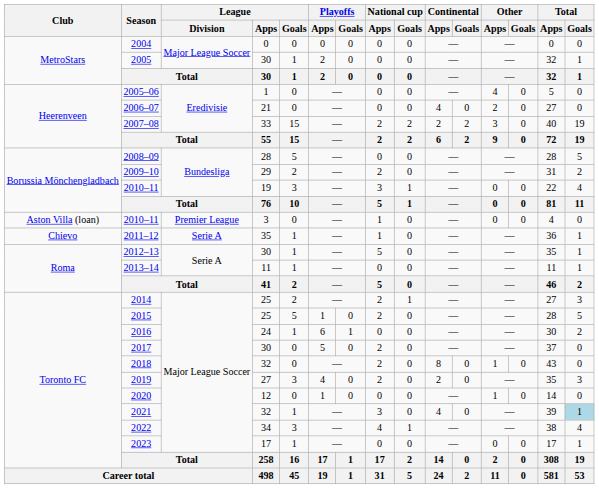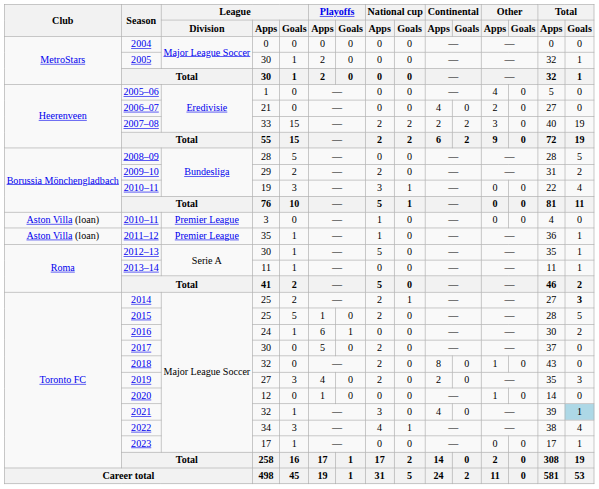(63, 236) Chievo -> (63, 236) Aston Villa (loan)
(207, 236) Serie A -> (207, 236) Premier League
(580, 300) normal -> (580, 300) bold
